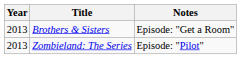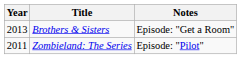(17, 45) 2013 -> (17, 45) 2011
